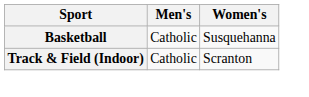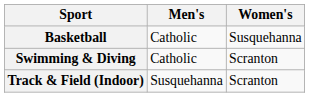+ row: (76, 59)
(173, 59) Catholic -> (186, 80) Susquehanna
